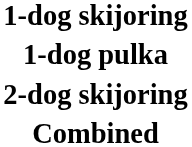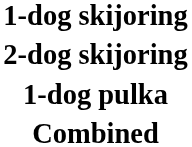rows swapped: (96, 94) <-> (96, 55)
